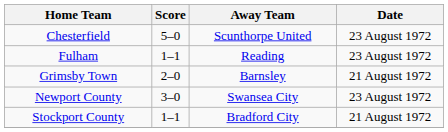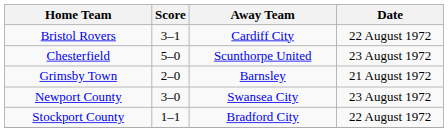+ row: (78, 35)
- row: (78, 55)
(390, 117) 21 August 1972 -> (390, 117) 22 August 1972
